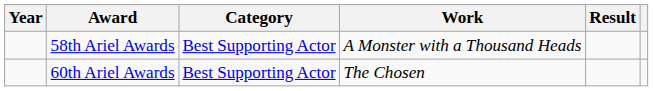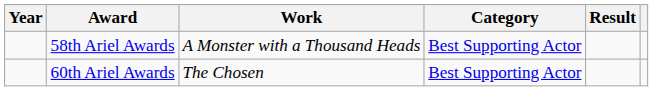columns swapped: (259, 18) <-> (462, 18)
